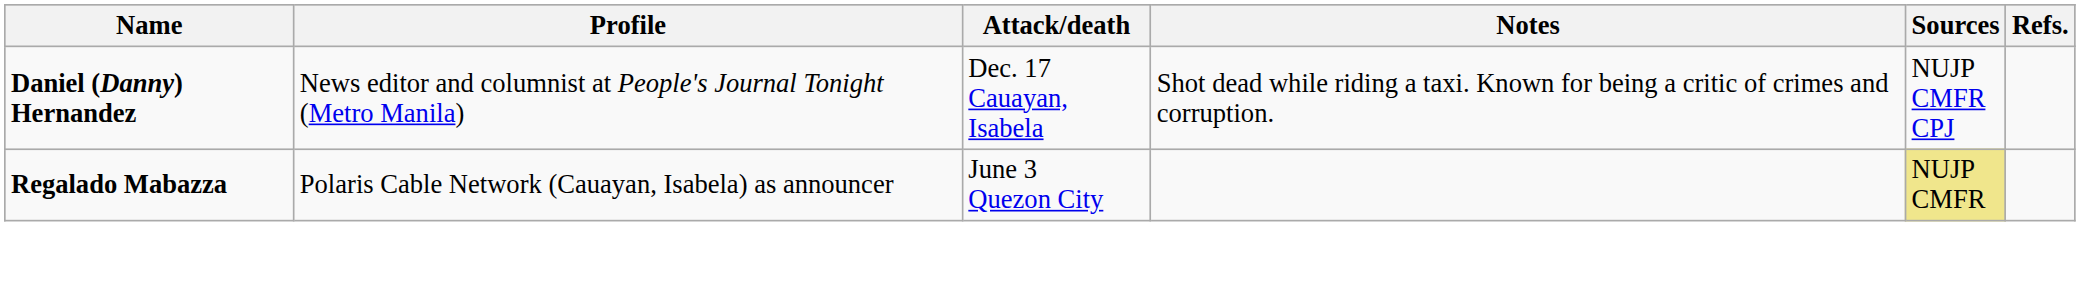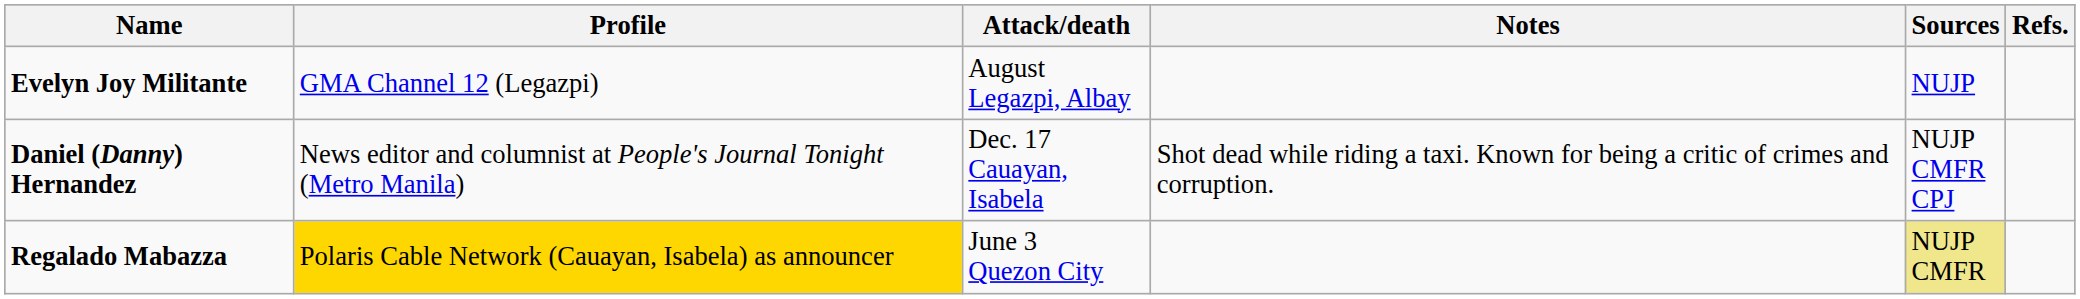+ row: (129, 82)
(597, 184) no background -> (597, 256) gold background
